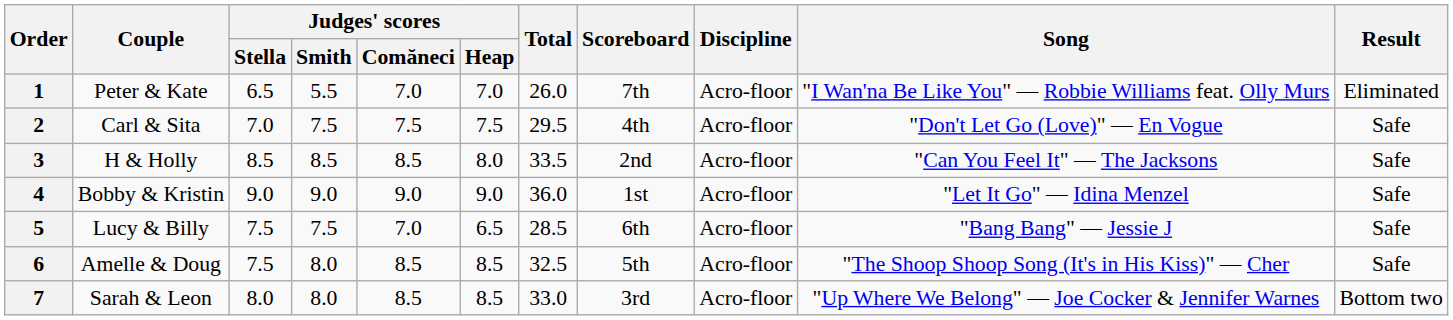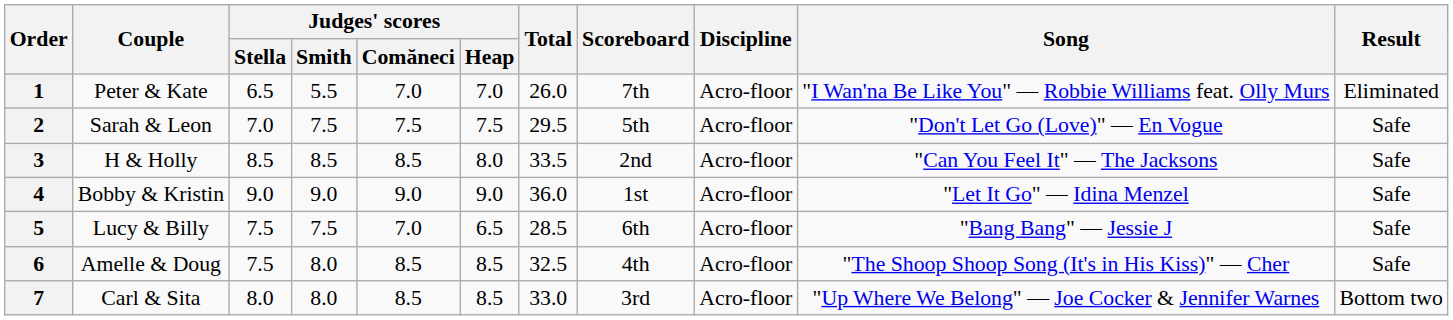(151, 125) Carl & Sita -> (151, 125) Sarah & Leon
(636, 125) 4th -> (636, 125) 5th
(636, 263) 5th -> (636, 263) 4th
(151, 297) Sarah & Leon -> (151, 297) Carl & Sita
